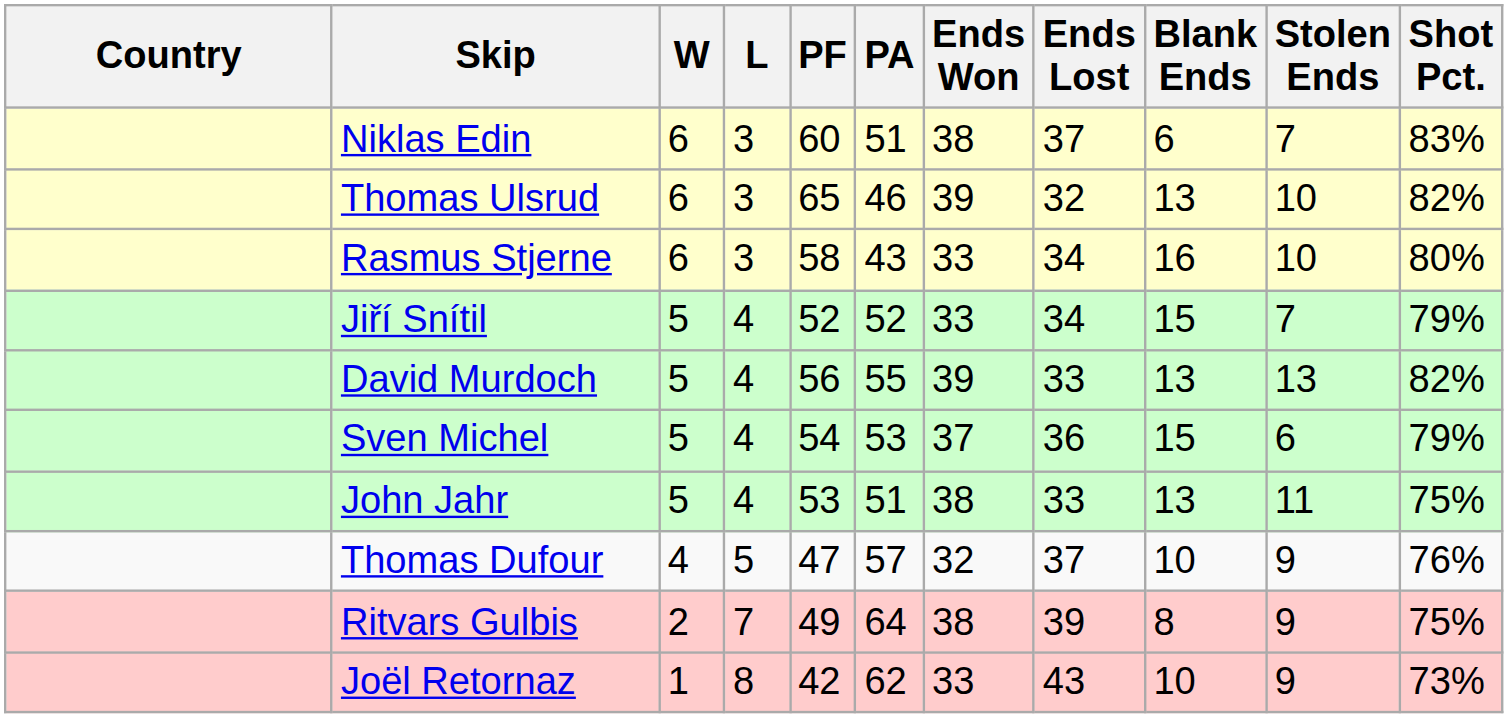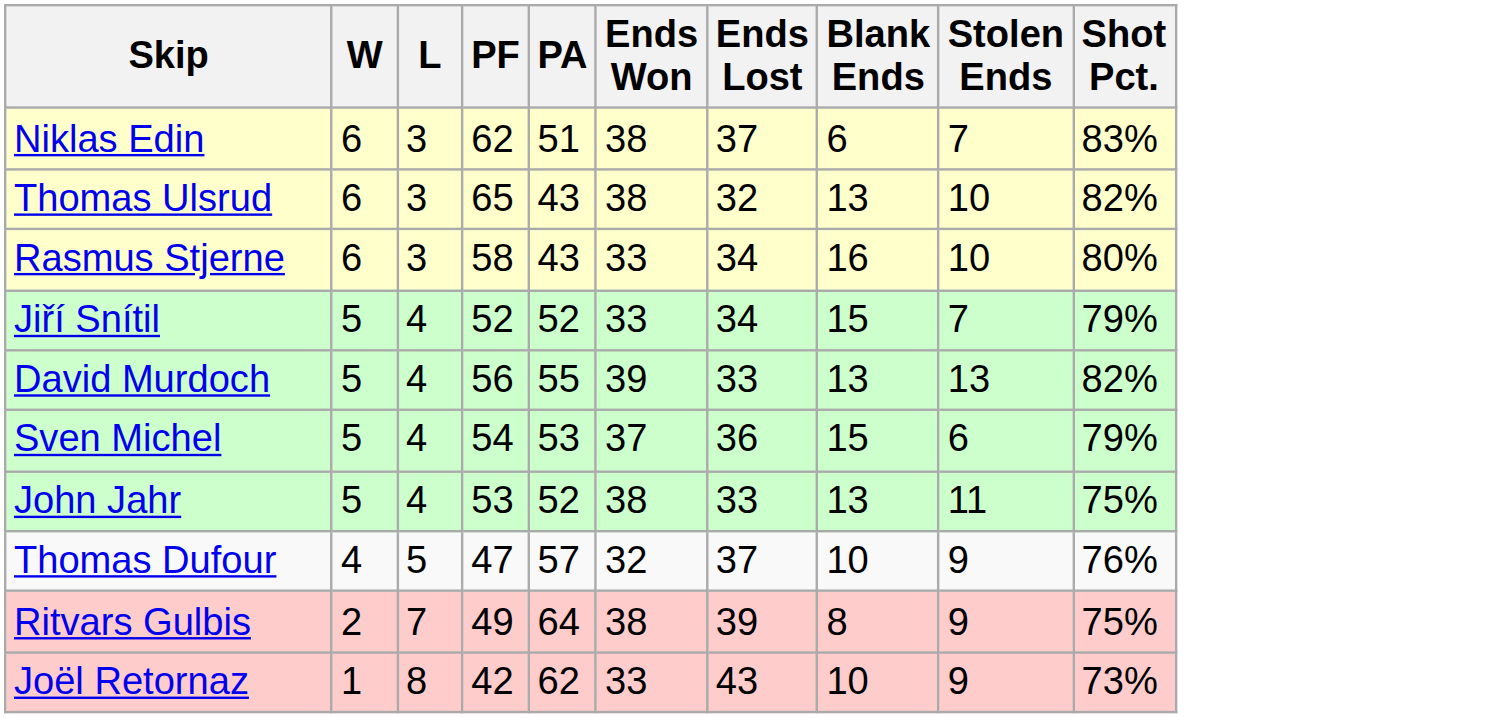- column: (169, 56)
(819, 137) 60 -> (492, 137) 62
(886, 198) 46 -> (559, 198) 43
(953, 198) 39 -> (626, 198) 38
(886, 500) 51 -> (559, 500) 52
